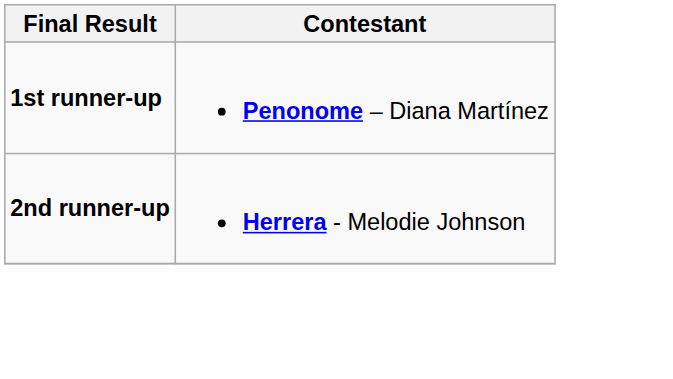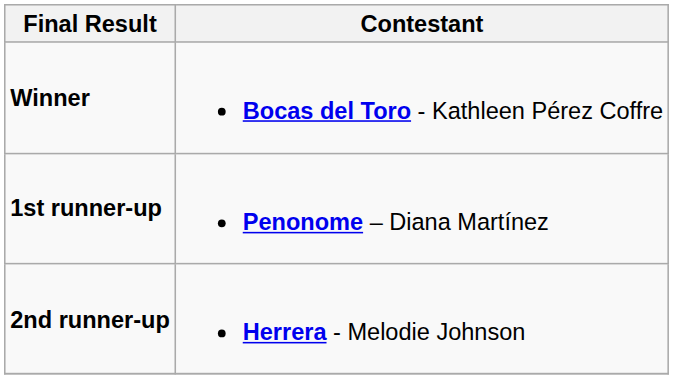+ row: (50, 98)
